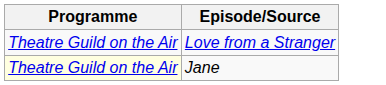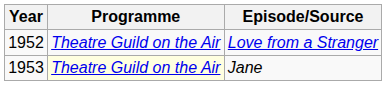+ column: (26, 17)
